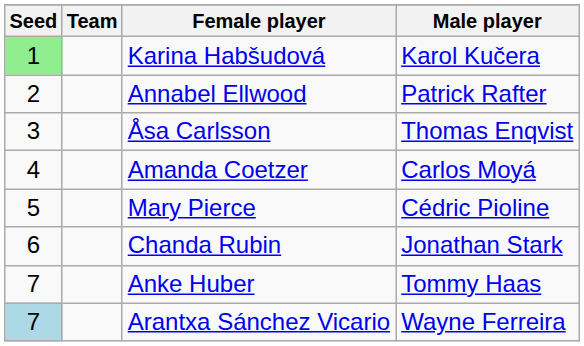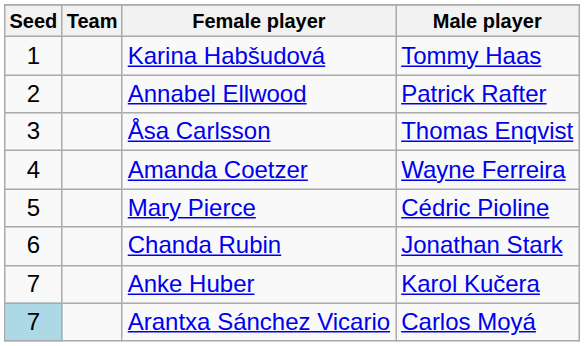(33, 55) lightgreen background -> (33, 55) no background
(471, 55) Karol Kučera -> (471, 55) Tommy Haas
(469, 169) Carlos Moyá -> (483, 169) Wayne Ferreira
(471, 283) Tommy Haas -> (471, 283) Karol Kučera
(483, 321) Wayne Ferreira -> (469, 321) Carlos Moyá
